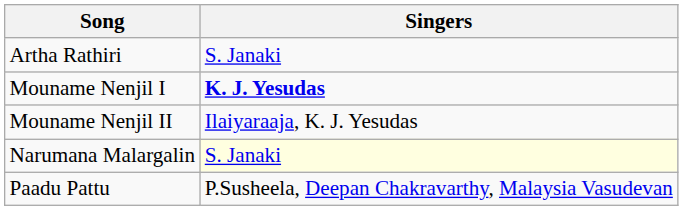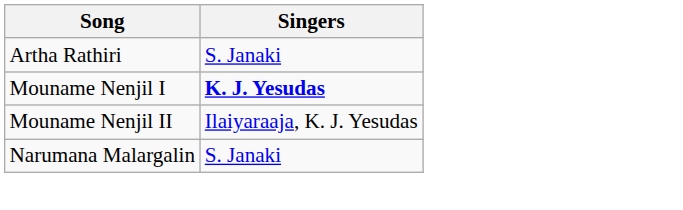(243, 155) lightyellow background -> (243, 155) no background
- row: (60, 188)
